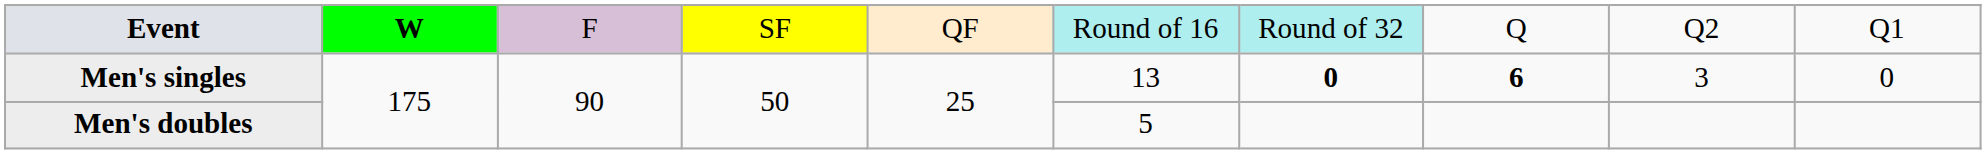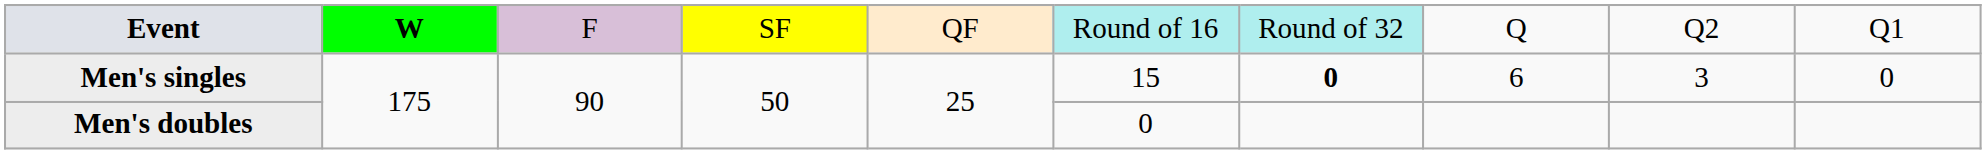(1146, 76) 13 -> (1146, 76) 15
(1516, 76) bold -> (1516, 76) normal
(1146, 124) 5 -> (1146, 124) 0
